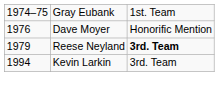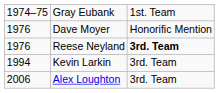(19, 46) 1979 -> (19, 46) 1976
+ row: (87, 79)
